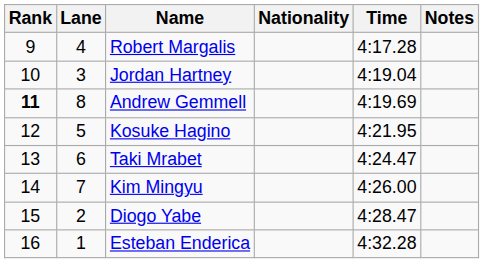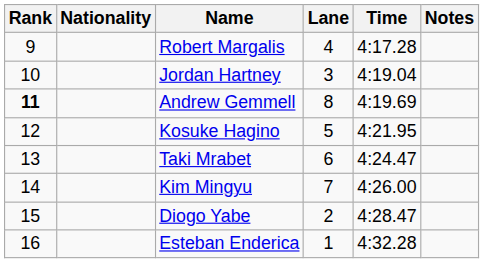columns swapped: (81, 18) <-> (304, 18)
